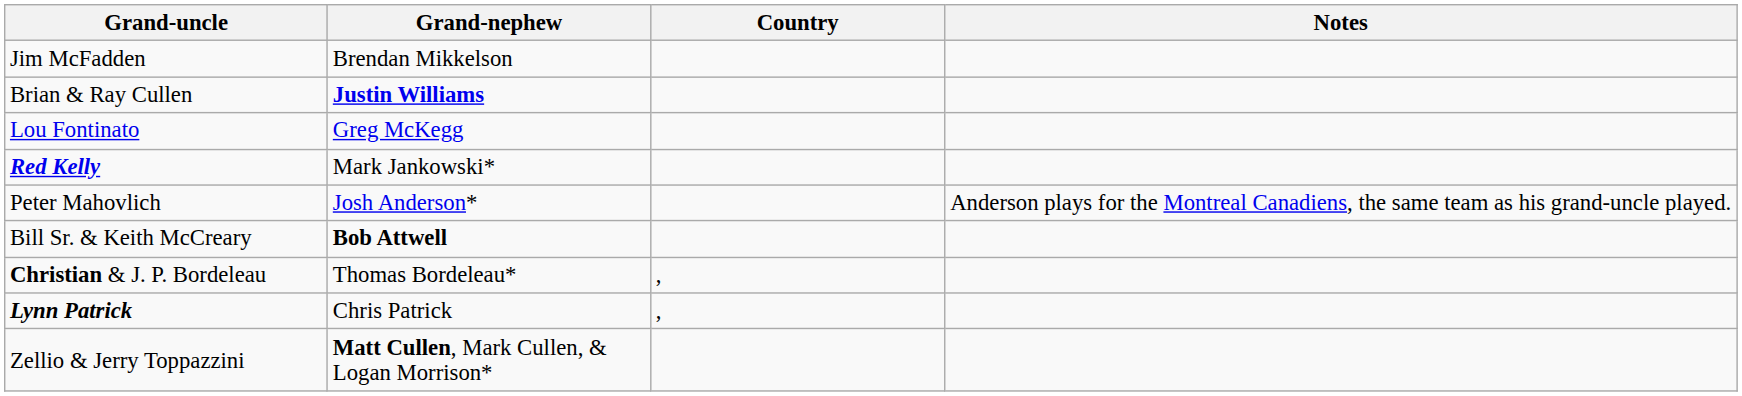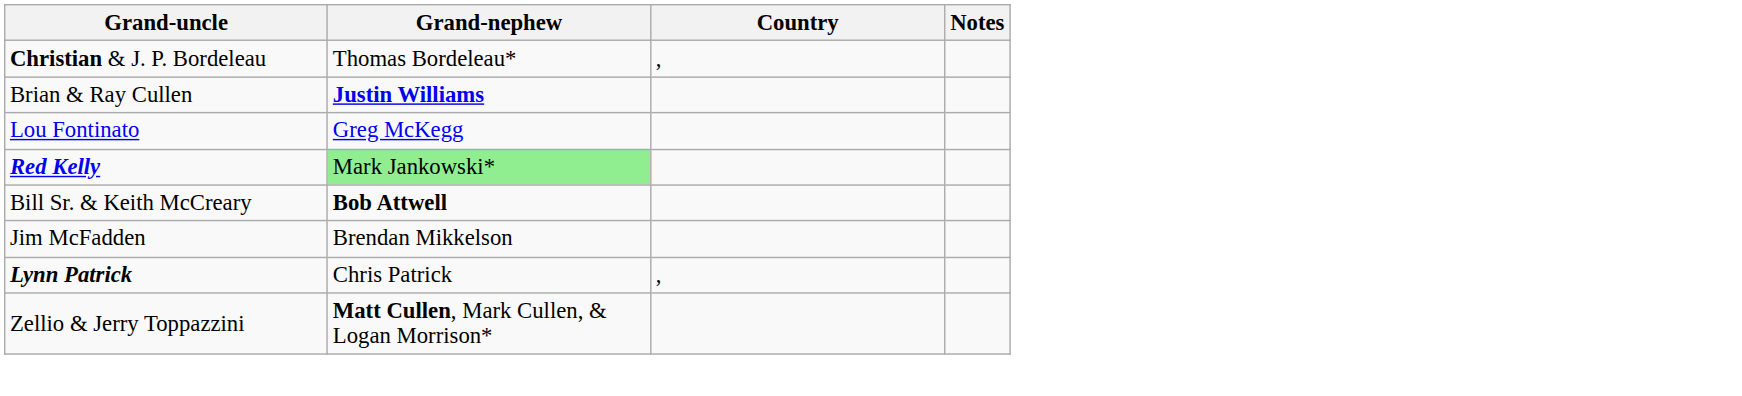rows swapped: (138, 274) <-> (78, 58)
(414, 166) no background -> (414, 166) lightgreen background
- row: (85, 202)
